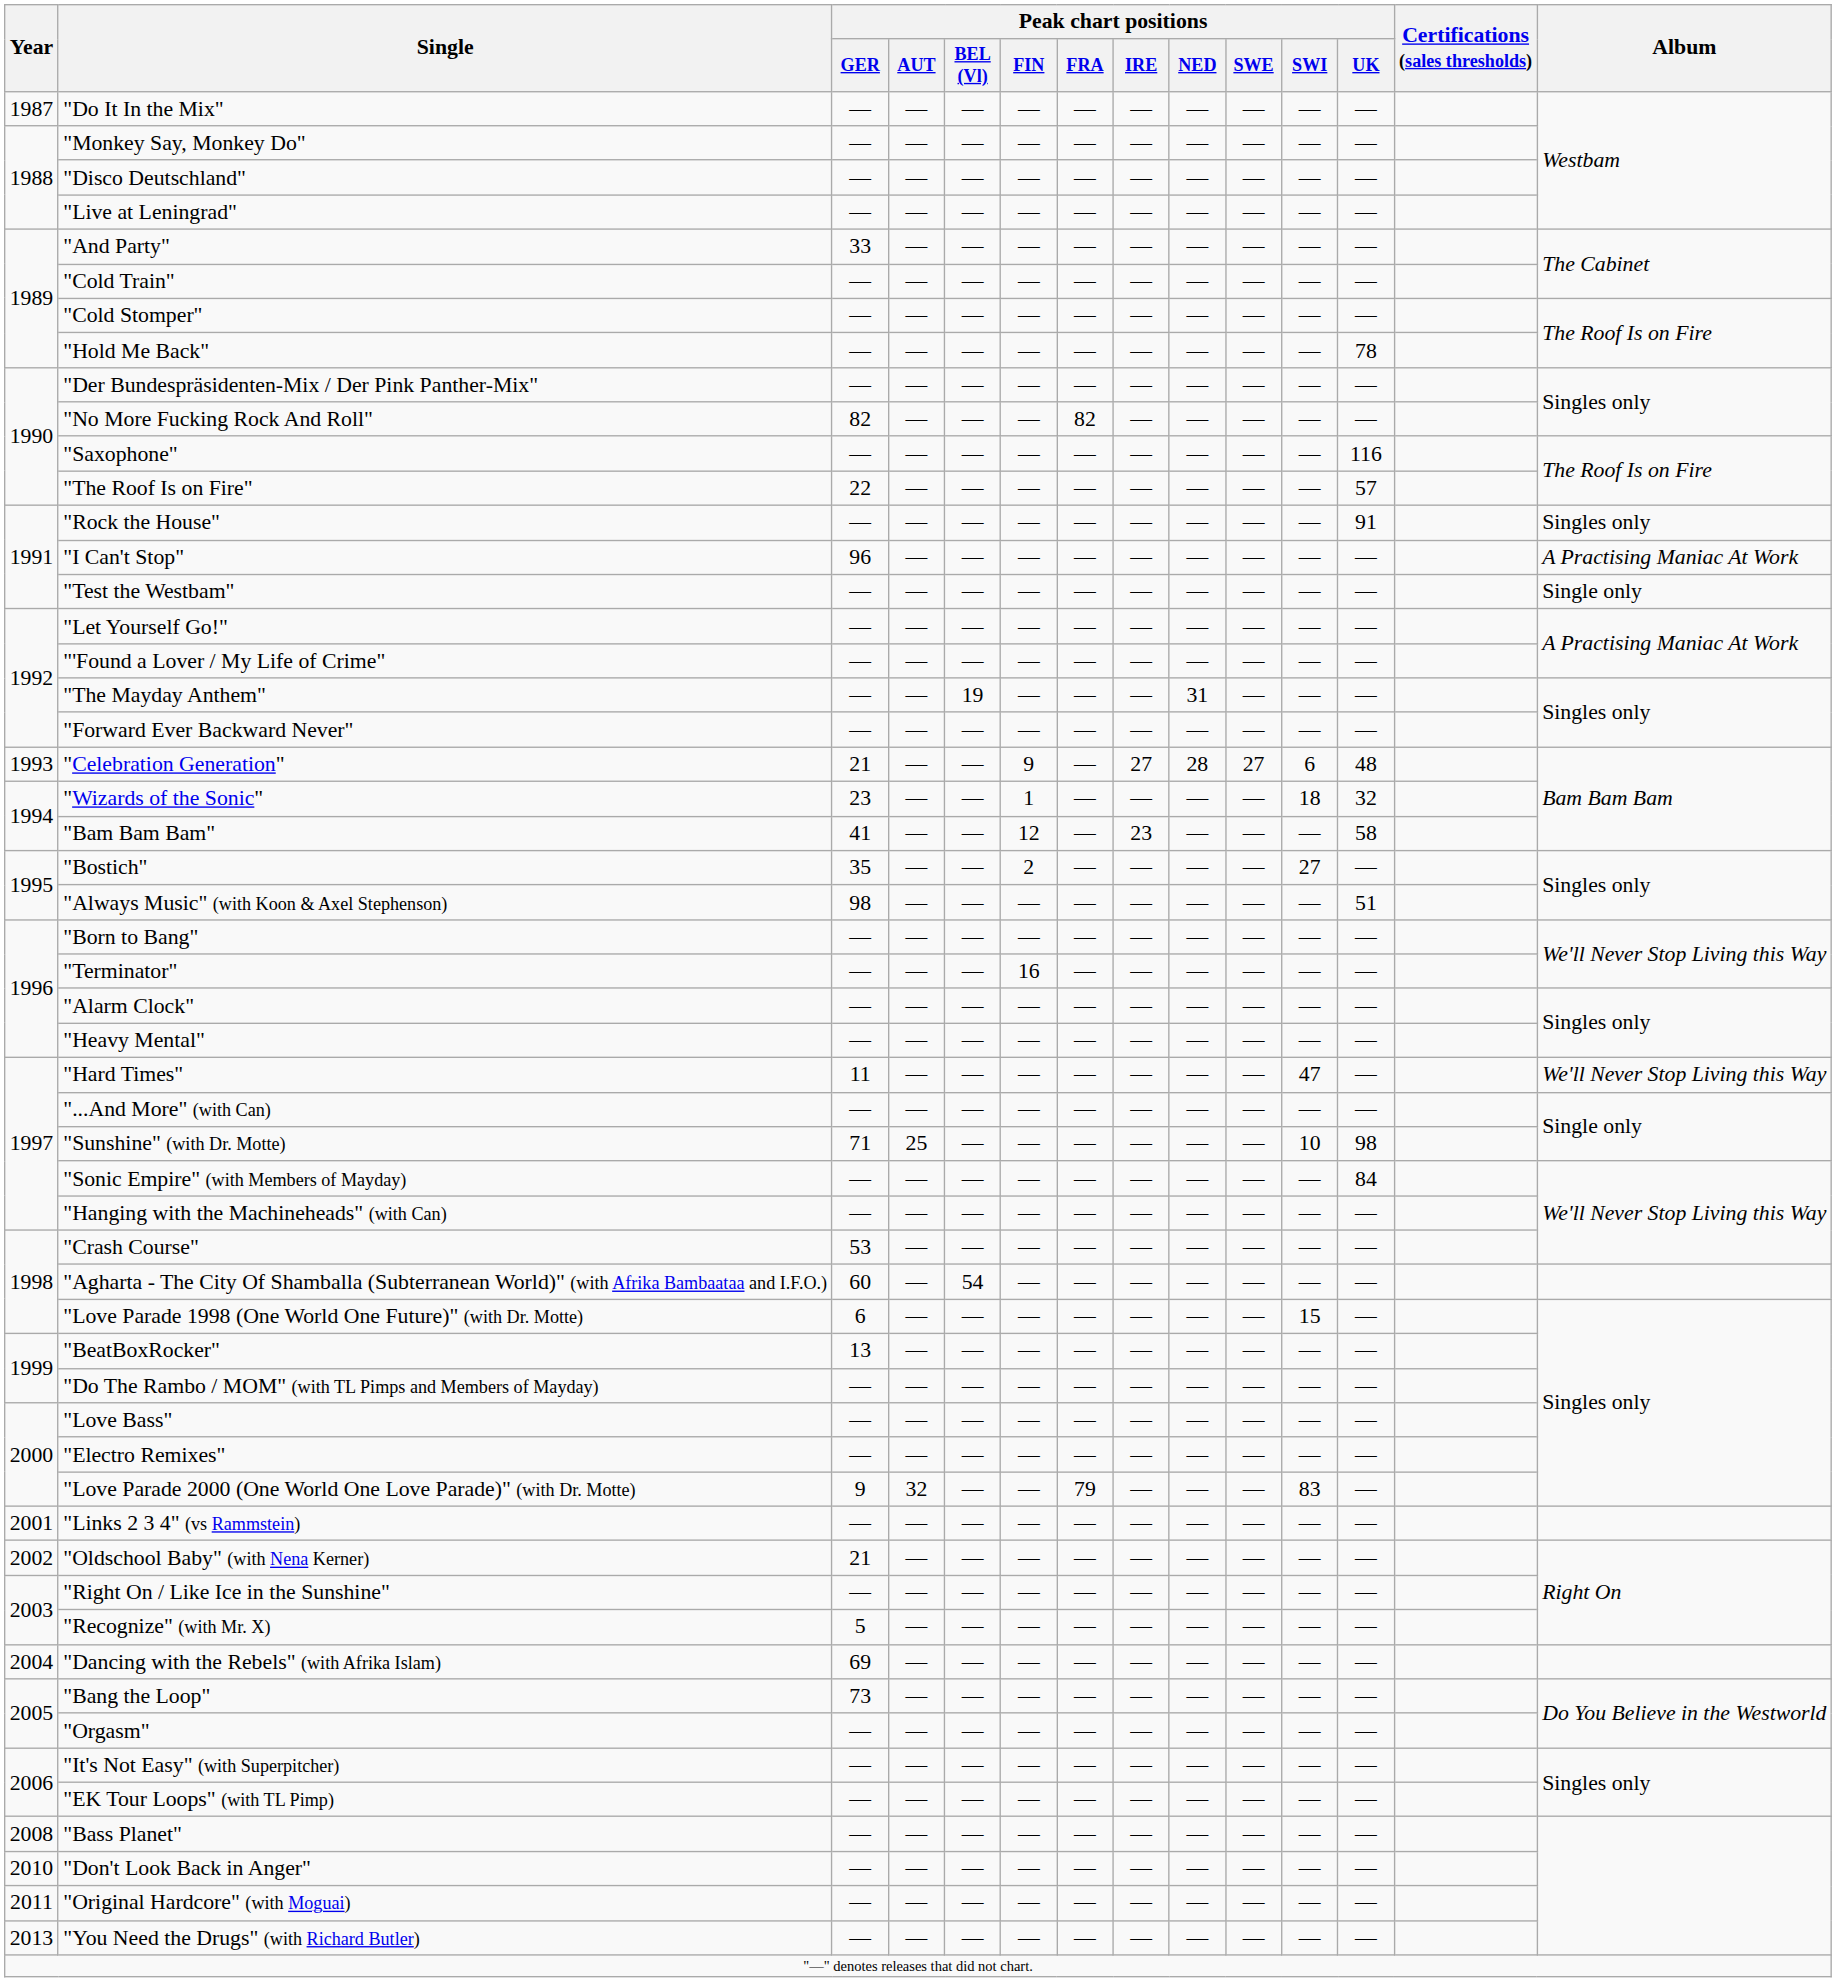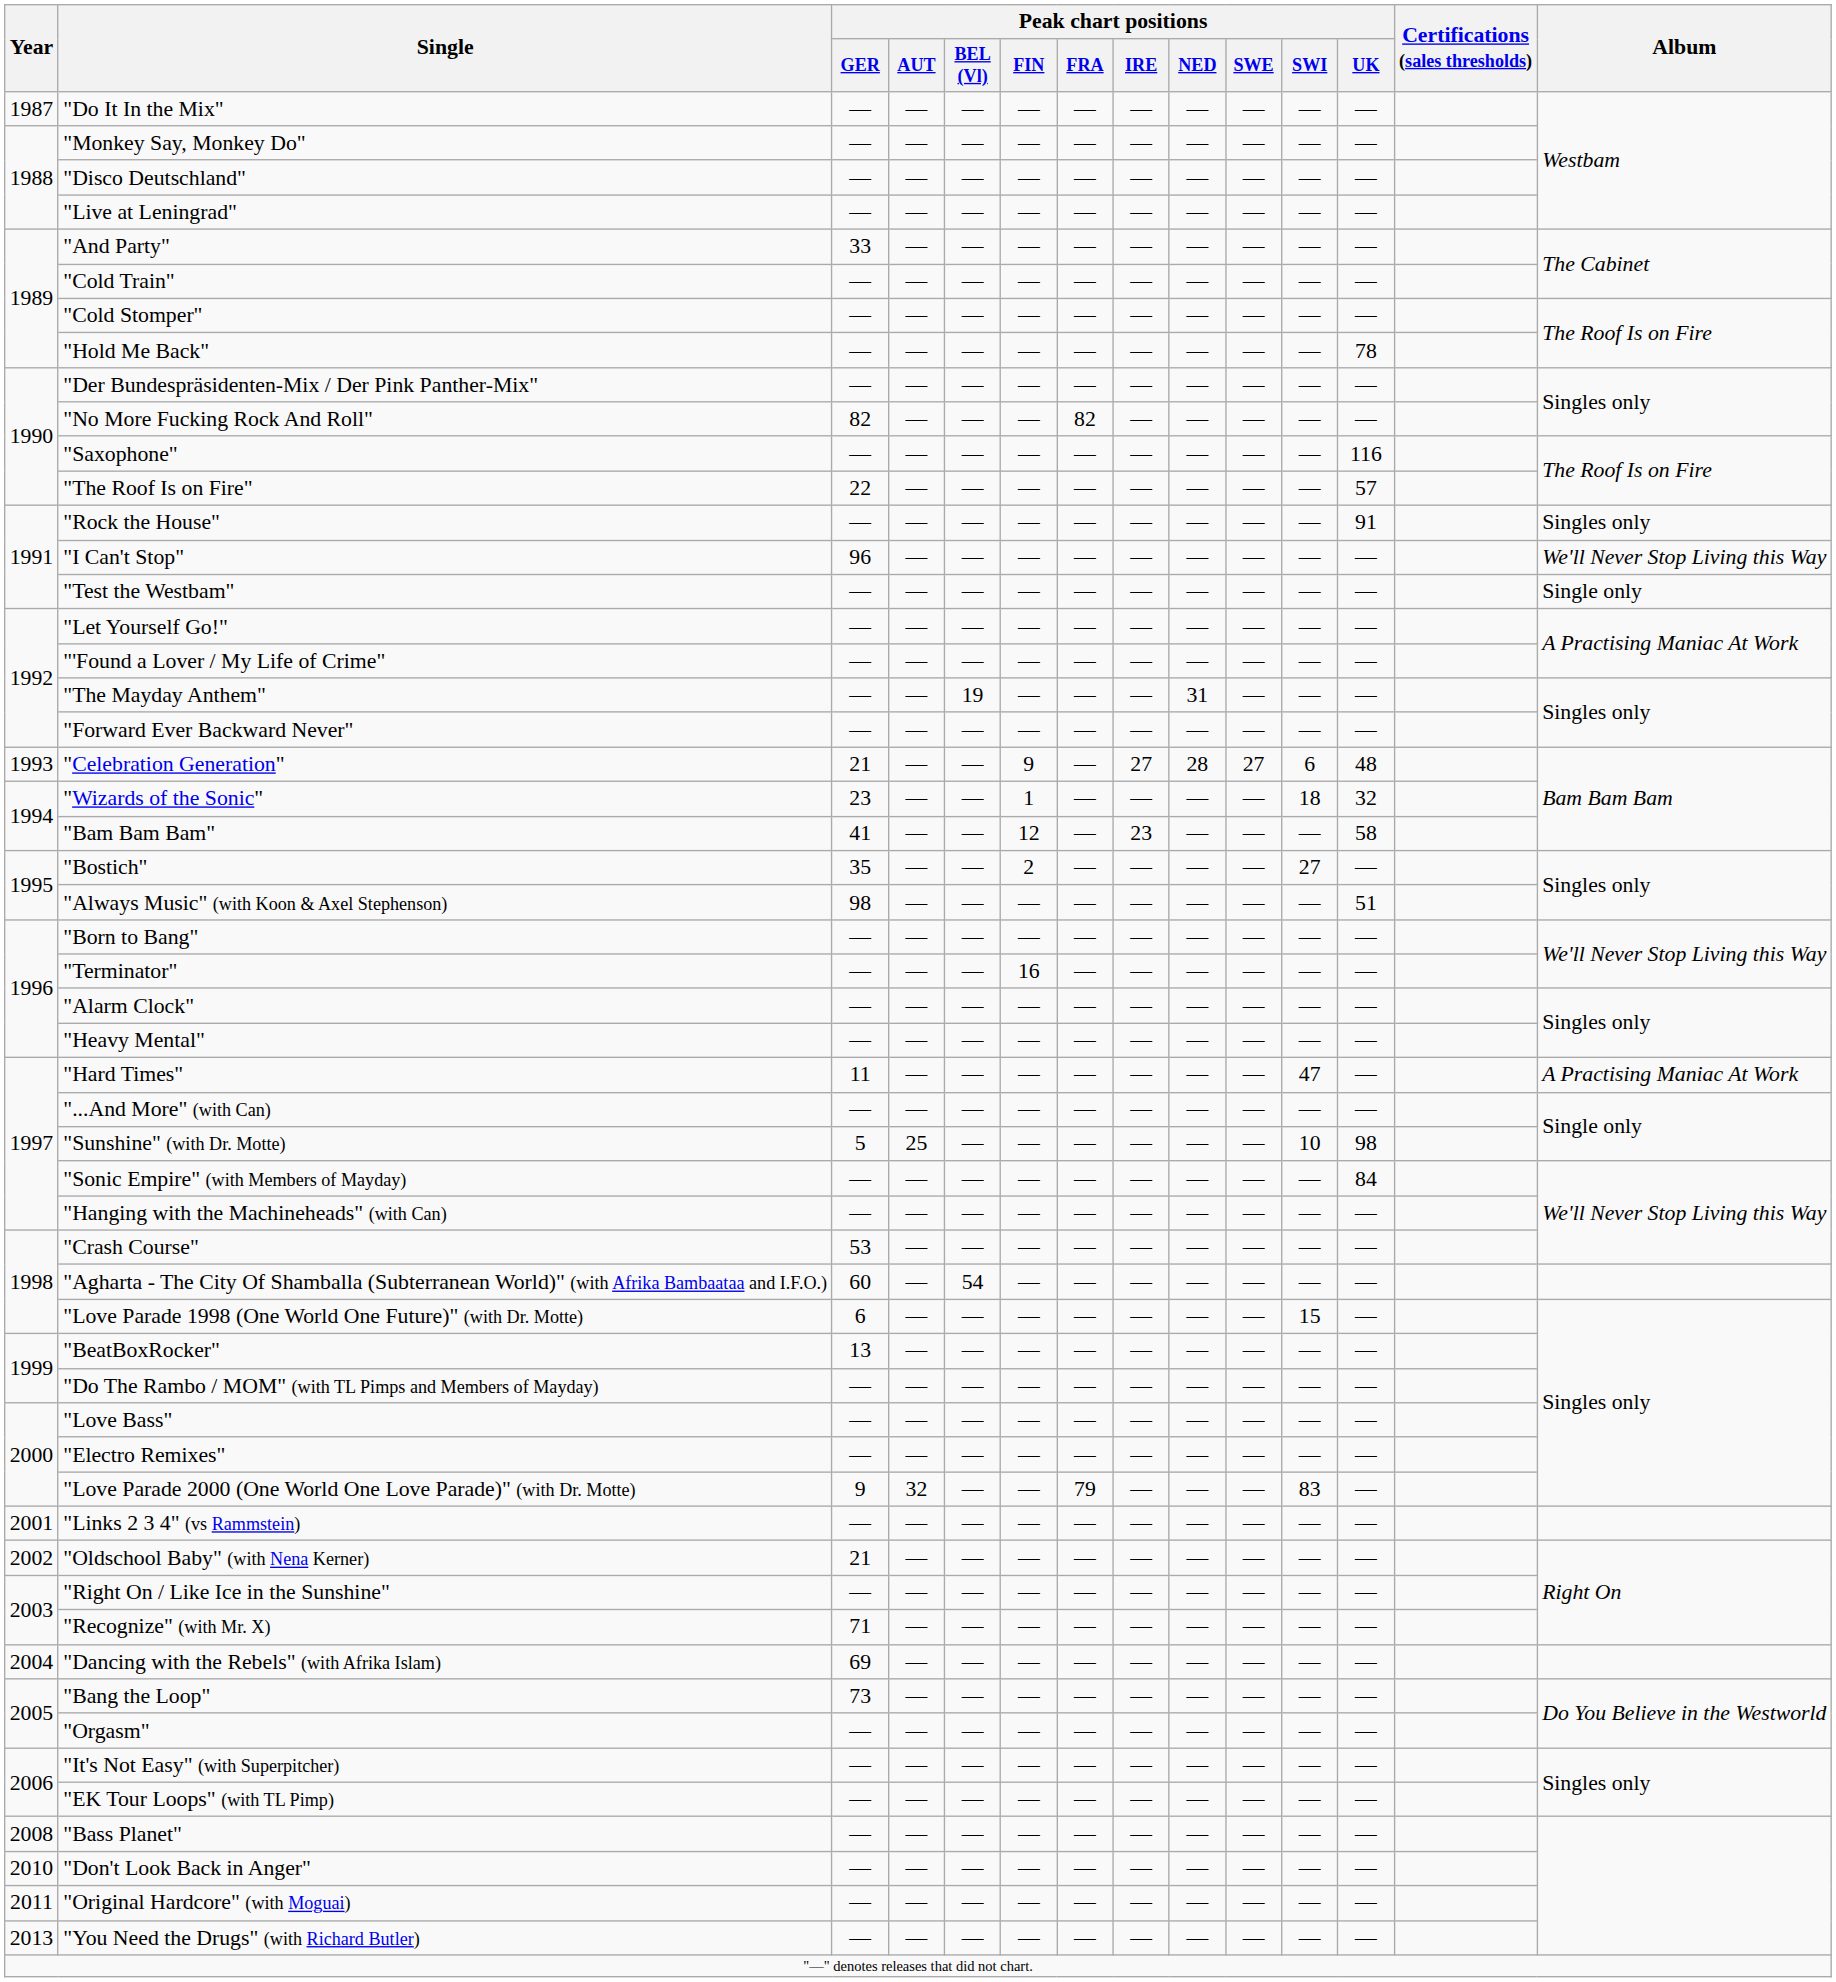(1670, 556) A Practising Maniac At Work -> (1684, 556) We'll Never Stop Living this Way
(1684, 1074) We'll Never Stop Living this Way -> (1670, 1074) A Practising Maniac At Work
(860, 1143) 71 -> (860, 1143) 5
(860, 1626) 5 -> (860, 1626) 71
